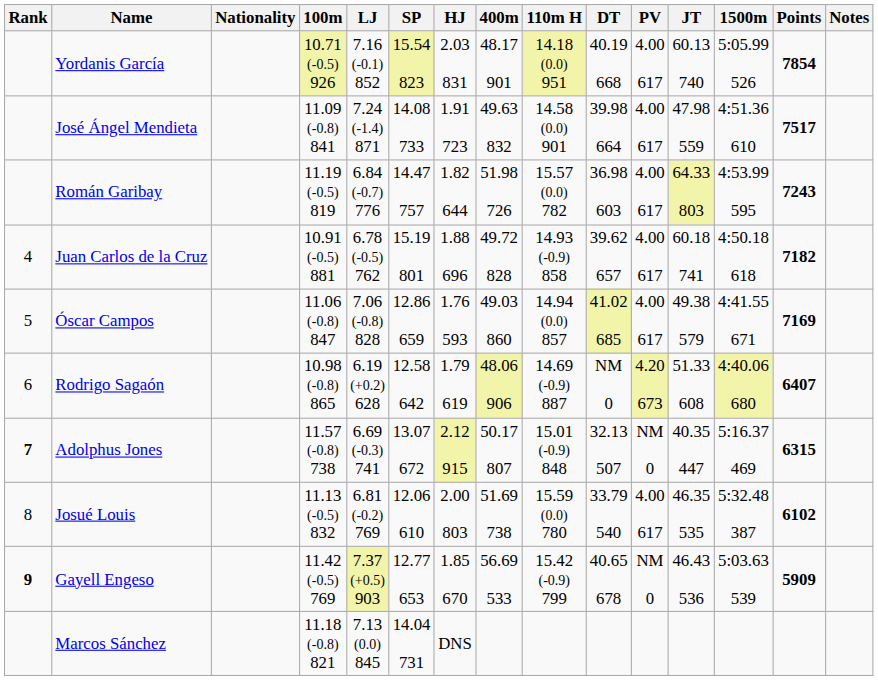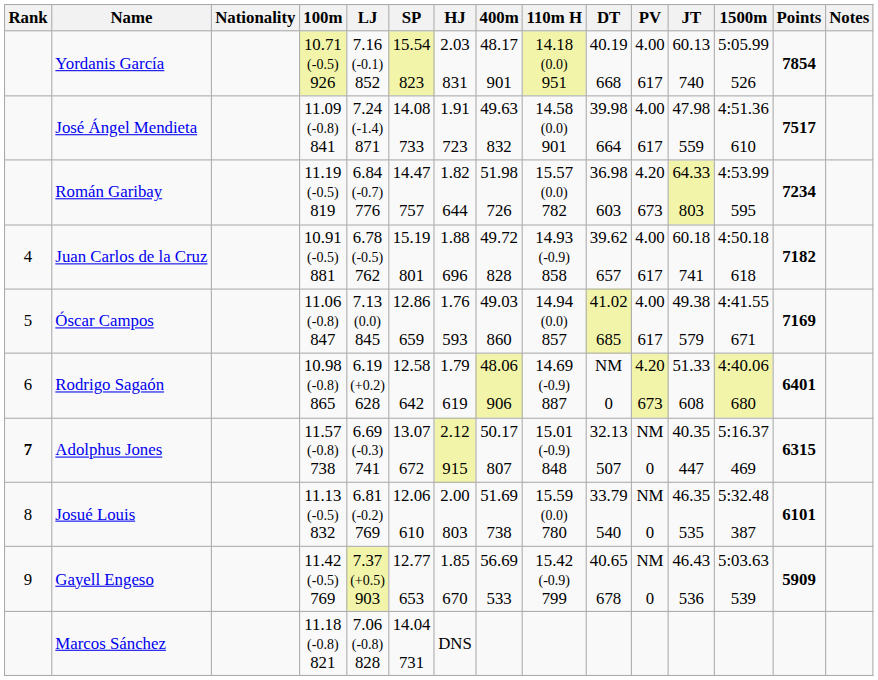(650, 192) 4.00 617 -> (650, 192) 4.20 673
(799, 192) 7243 -> (799, 192) 7234
(368, 321) 7.06 (-0.8) 828 -> (368, 321) 7.13 (0.0) 845
(799, 385) 6407 -> (799, 385) 6401
(650, 514) 4.00 617 -> (650, 514) NM 0
(799, 514) 6102 -> (799, 514) 6101
(28, 578) bold -> (28, 578) normal
(368, 643) 7.13 (0.0) 845 -> (368, 643) 7.06 (-0.8) 828
